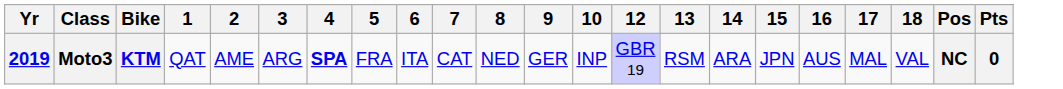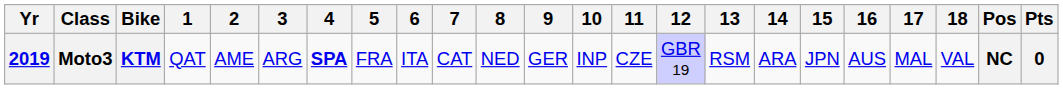+ column: (634, 19)
